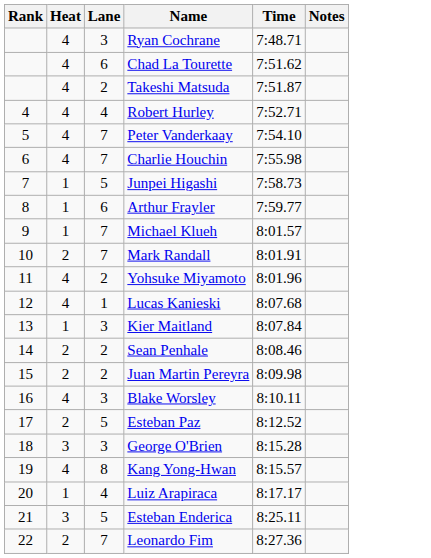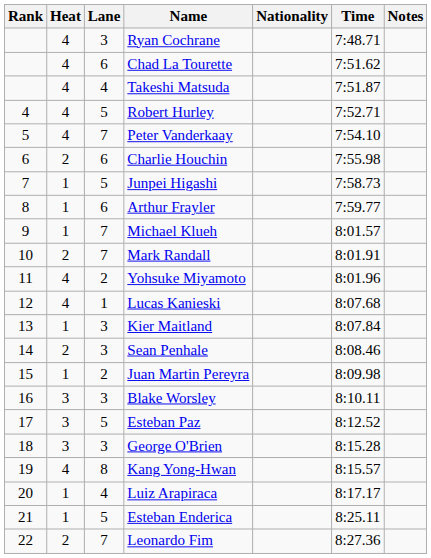+ column: (292, 16)
(104, 87) 2 -> (104, 87) 4
(104, 111) 4 -> (104, 111) 5
(65, 159) 4 -> (65, 159) 2
(104, 159) 7 -> (104, 159) 6
(104, 350) 2 -> (104, 350) 3
(65, 374) 2 -> (65, 374) 1
(65, 398) 4 -> (65, 398) 3
(65, 421) 2 -> (65, 421) 3
(65, 517) 3 -> (65, 517) 1
